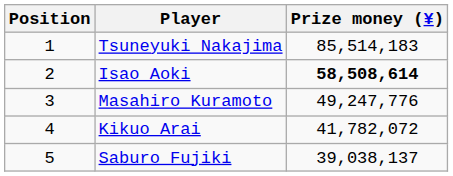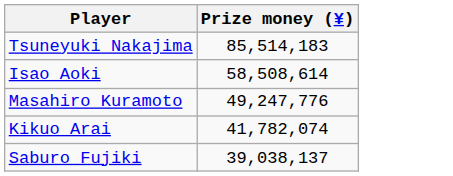- column: (50, 19)
(367, 74) bold -> (277, 74) normal
(367, 130) 41,782,072 -> (277, 130) 41,782,074
